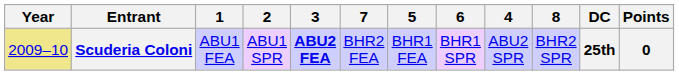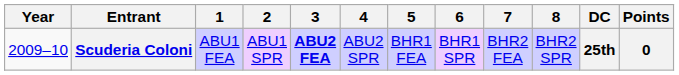columns swapped: (508, 16) <-> (364, 16)
(38, 49) khaki background -> (38, 49) no background
